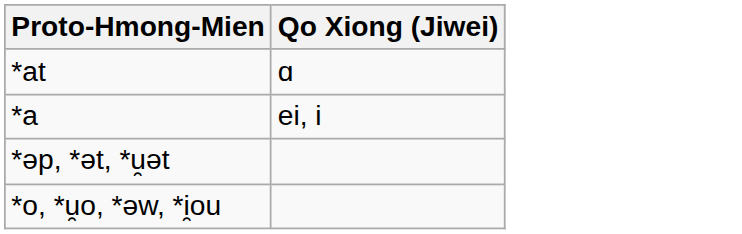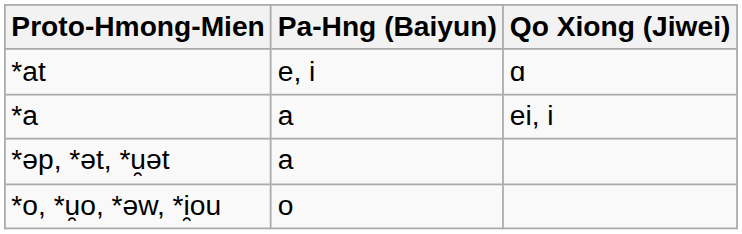+ column: (387, 26)
